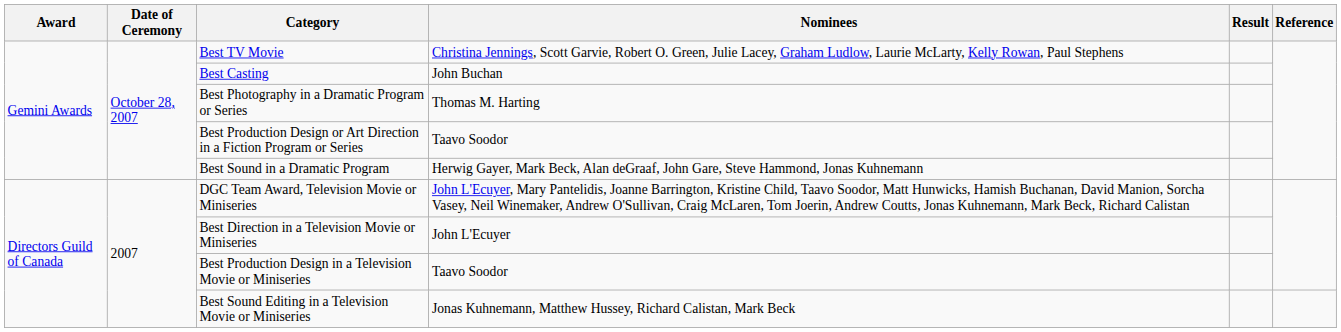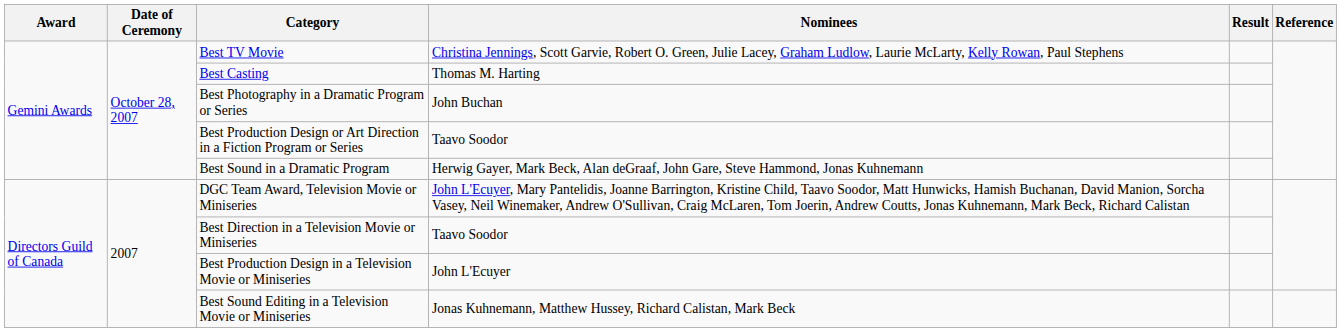(467, 73) John Buchan -> (486, 73) Thomas M. Harting
(486, 102) Thomas M. Harting -> (467, 102) John Buchan
(471, 235) John L'Ecuyer -> (470, 235) Taavo Soodor
(470, 271) Taavo Soodor -> (471, 271) John L'Ecuyer
